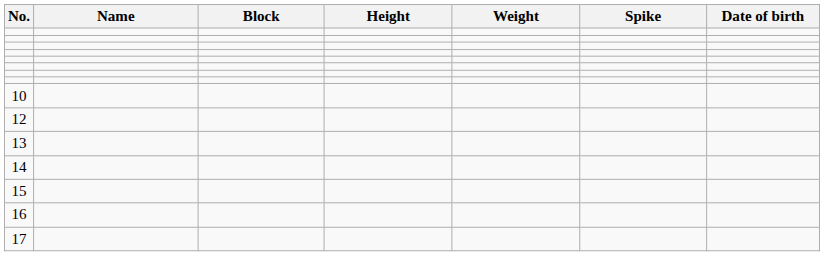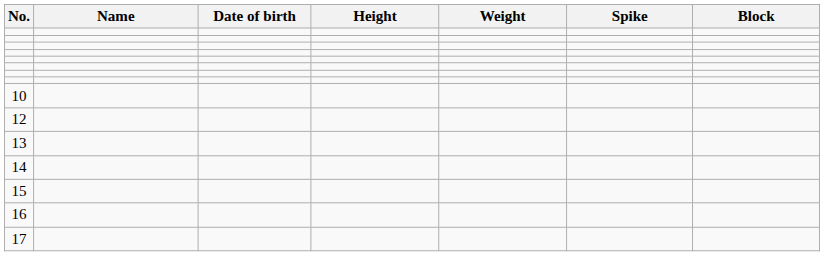columns swapped: (763, 16) <-> (261, 16)
